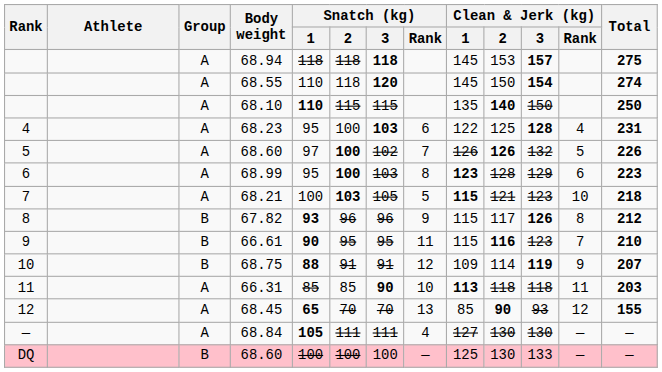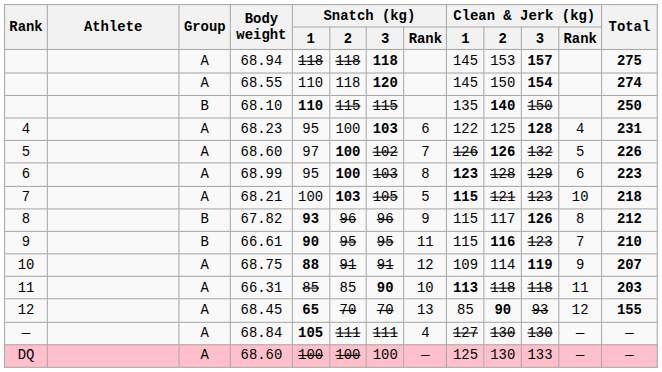(205, 107) A -> (205, 107) B
(205, 265) B -> (205, 265) A
(205, 356) B -> (205, 356) A
